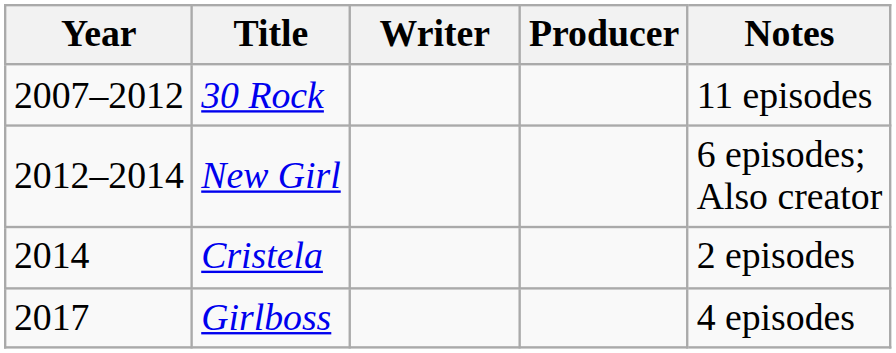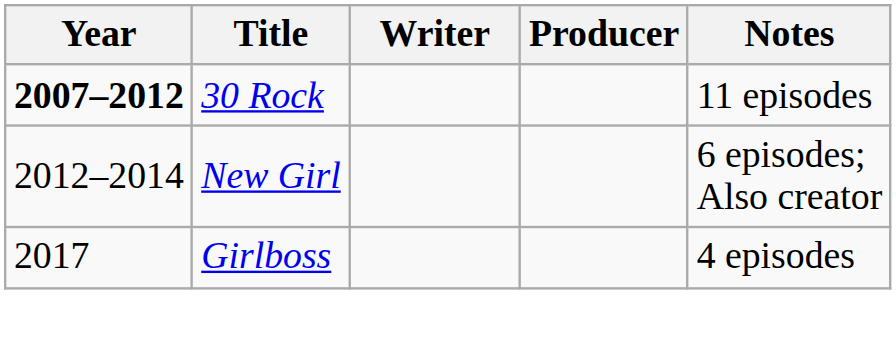(99, 94) normal -> (99, 94) bold
- row: (262, 256)
